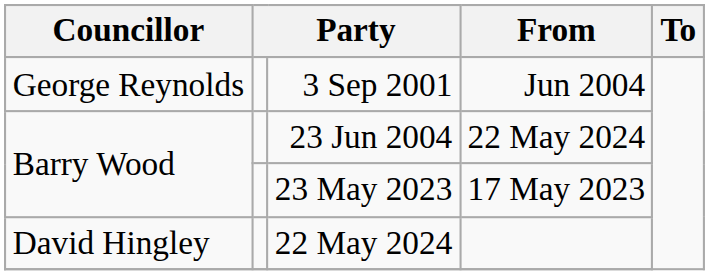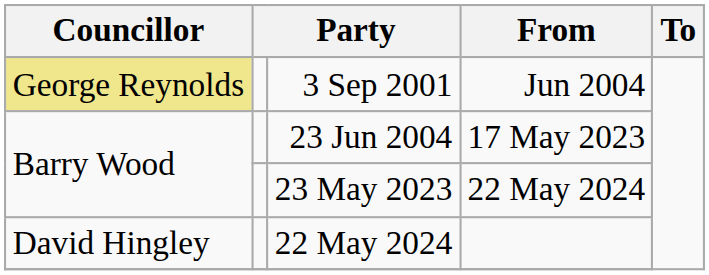(128, 83) no background -> (128, 83) khaki background
(556, 136) 22 May 2024 -> (556, 136) 17 May 2023
(556, 189) 17 May 2023 -> (556, 189) 22 May 2024
